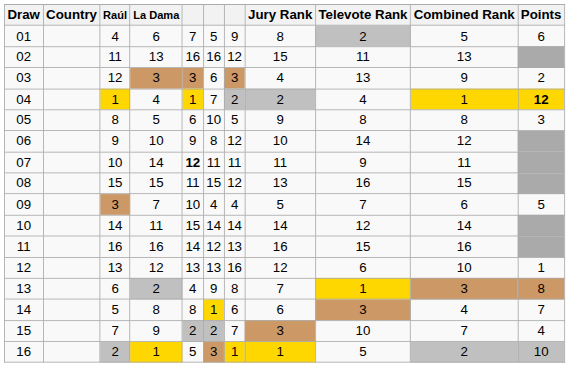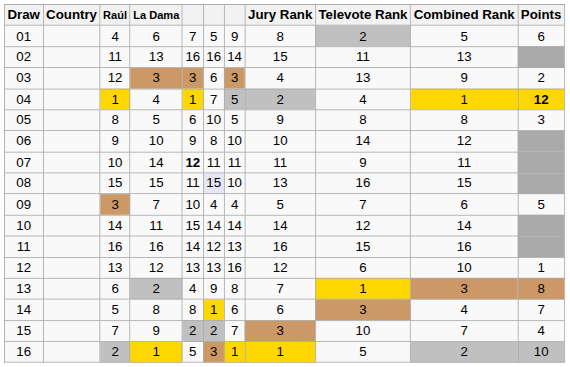(235, 57) 12 -> (235, 57) 14
(235, 99) 2 -> (235, 99) 5
(235, 141) 12 -> (235, 141) 10
(214, 183) no background -> (214, 183) lavender background
(235, 183) 12 -> (235, 183) 10
